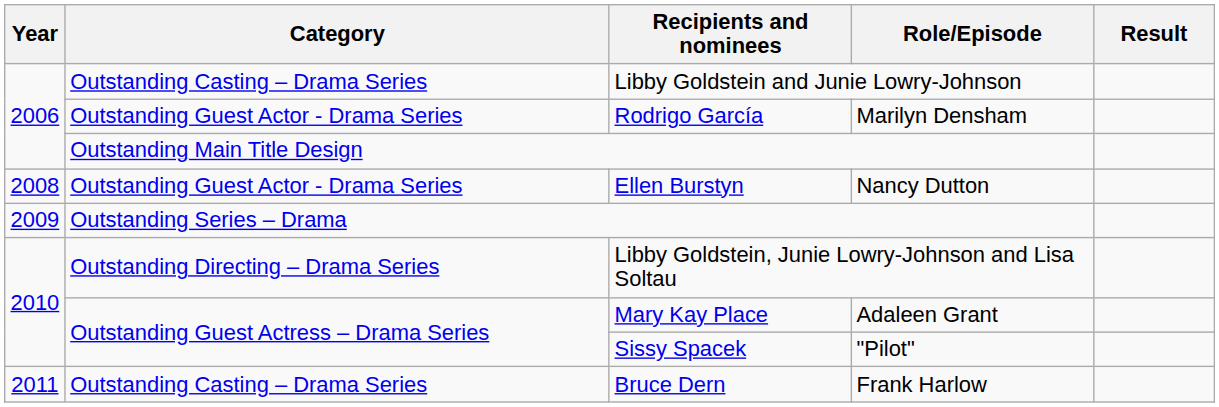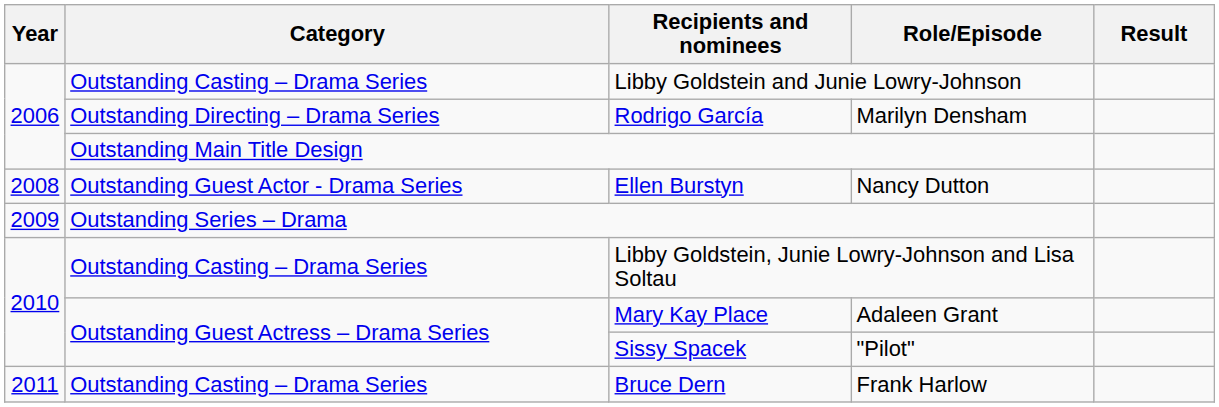(266, 116) Outstanding Guest Actor - Drama Series -> (255, 116) Outstanding Directing – Drama Series
(255, 267) Outstanding Directing – Drama Series -> (249, 267) Outstanding Casting – Drama Series
